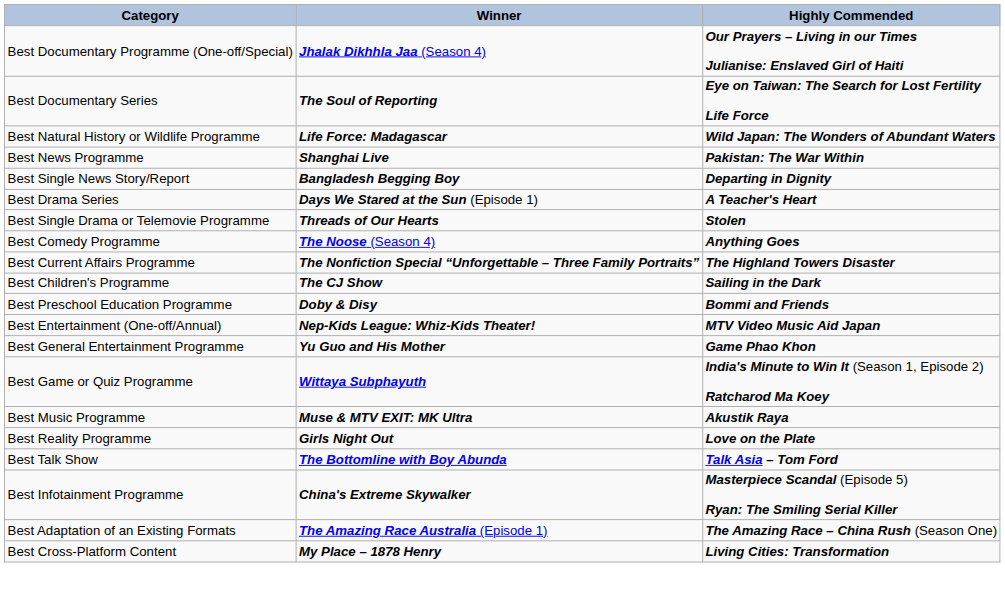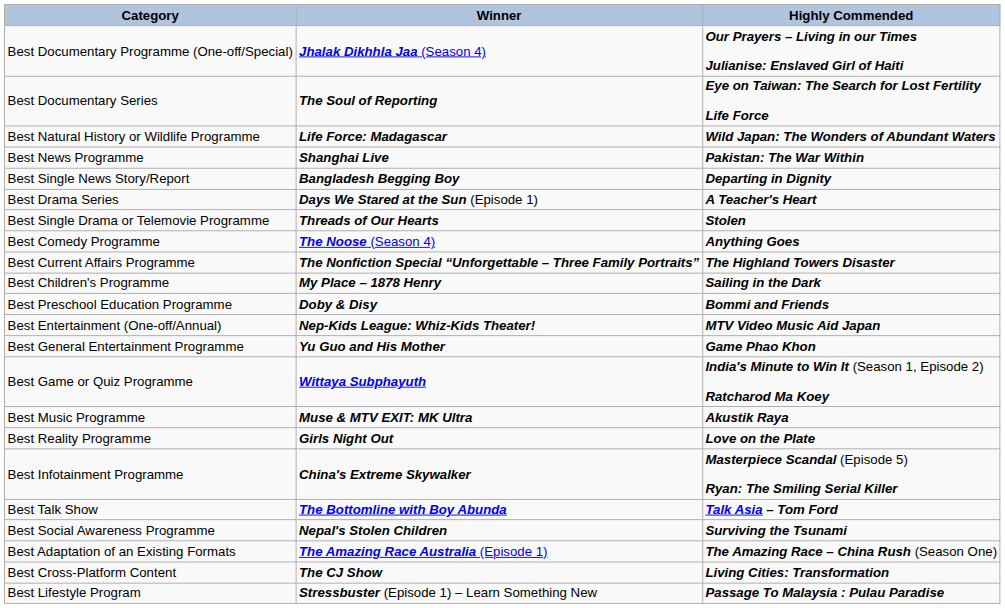(341, 283) The CJ Show -> (370, 283) My Place – 1878 Henry
rows swapped: (96, 495) <-> (53, 459)
+ row: (111, 531)
(370, 552) My Place – 1878 Henry -> (341, 573) The CJ Show
+ row: (74, 594)
